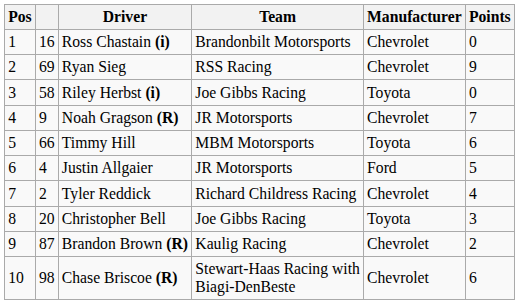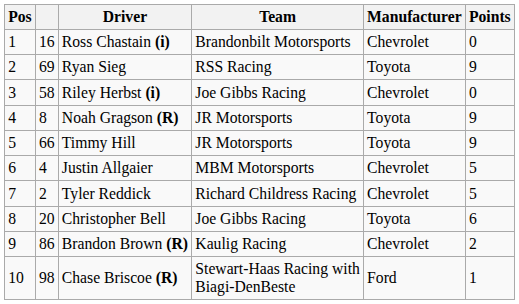(398, 67) Chevrolet -> (389, 67) Toyota
(389, 92) Toyota -> (398, 92) Chevrolet
(43, 117) 9 -> (43, 117) 8
(398, 117) Chevrolet -> (389, 117) Toyota
(473, 117) 7 -> (473, 117) 9
(255, 143) MBM Motorsports -> (244, 143) JR Motorsports
(473, 143) 6 -> (473, 143) 9
(244, 168) JR Motorsports -> (255, 168) MBM Motorsports
(382, 168) Ford -> (398, 168) Chevrolet
(473, 193) 4 -> (473, 193) 5
(473, 218) 3 -> (473, 218) 6
(47, 244) 87 -> (47, 244) 86
(398, 278) Chevrolet -> (382, 278) Ford
(473, 278) 6 -> (473, 278) 1
